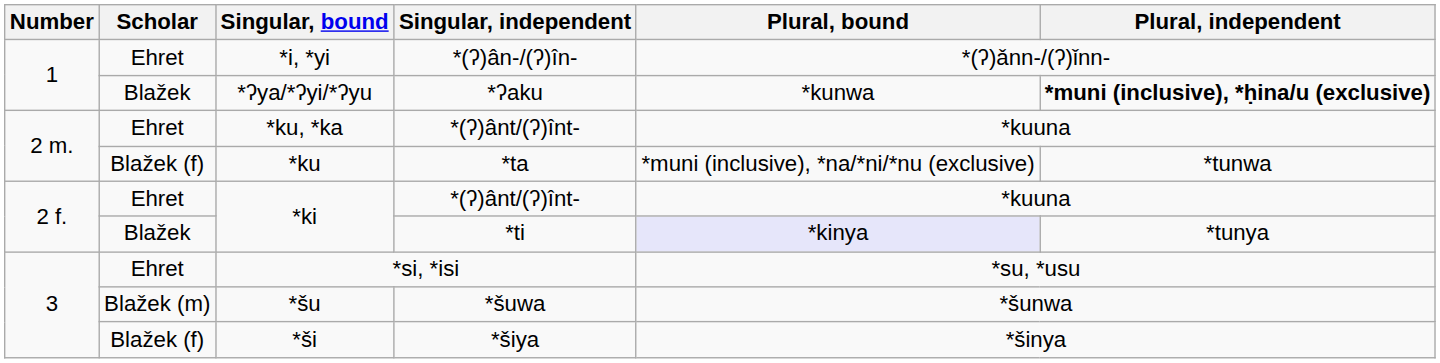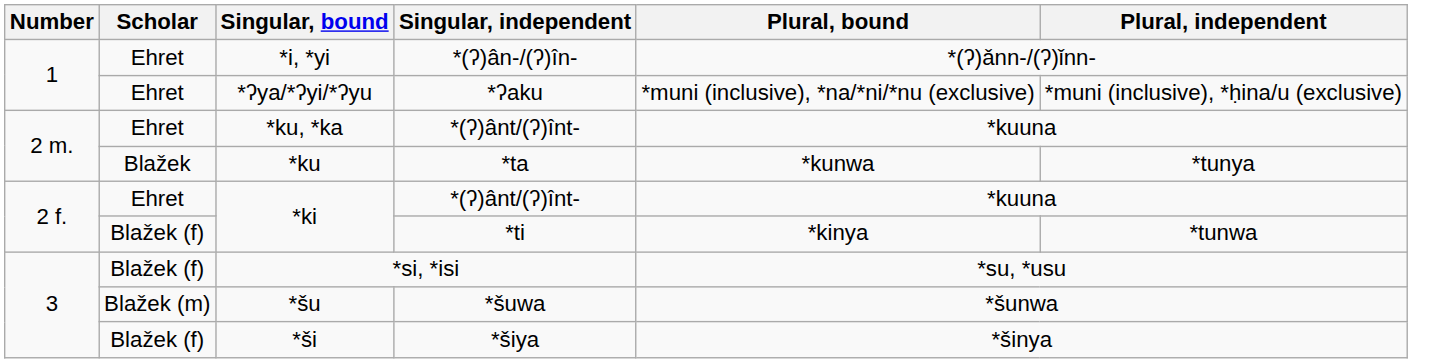(157, 92) Blažek -> (157, 92) Ehret
(838, 92) *kunwa -> (838, 92) *muni (inclusive), *na/*ni/*nu (exclusive)
(1238, 92) bold -> (1223, 92) normal
(157, 163) Blažek (f) -> (157, 163) Blažek
(838, 163) *muni (inclusive), *na/*ni/*nu (exclusive) -> (838, 163) *kunwa
(1238, 163) *tunwa -> (1223, 163) *tunya
(157, 233) Blažek -> (157, 233) Blažek (f)
(838, 233) lavender background -> (838, 233) no background
(1238, 233) *tunya -> (1223, 233) *tunwa
(157, 269) Ehret -> (157, 269) Blažek (f)
